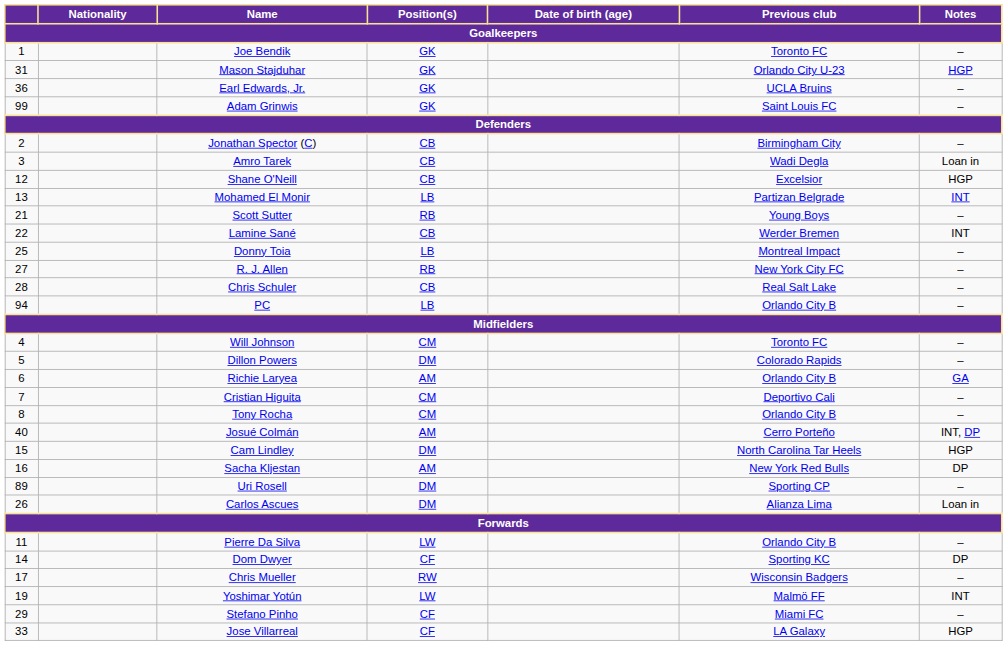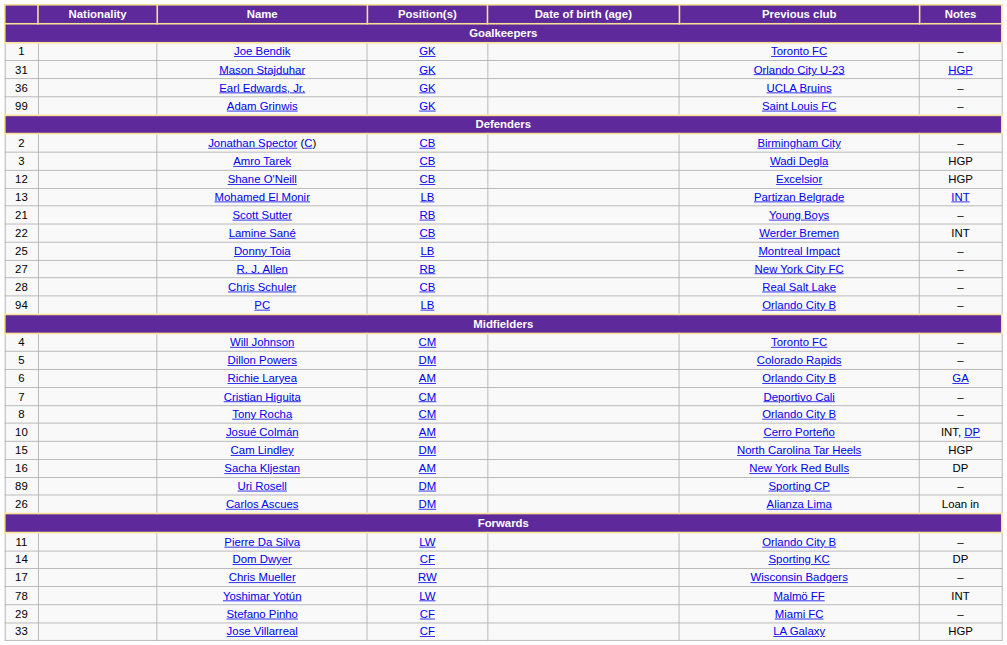(961, 162) Loan in -> (961, 162) HGP
(21, 433) 40 -> (21, 433) 10
(21, 596) 19 -> (21, 596) 78
